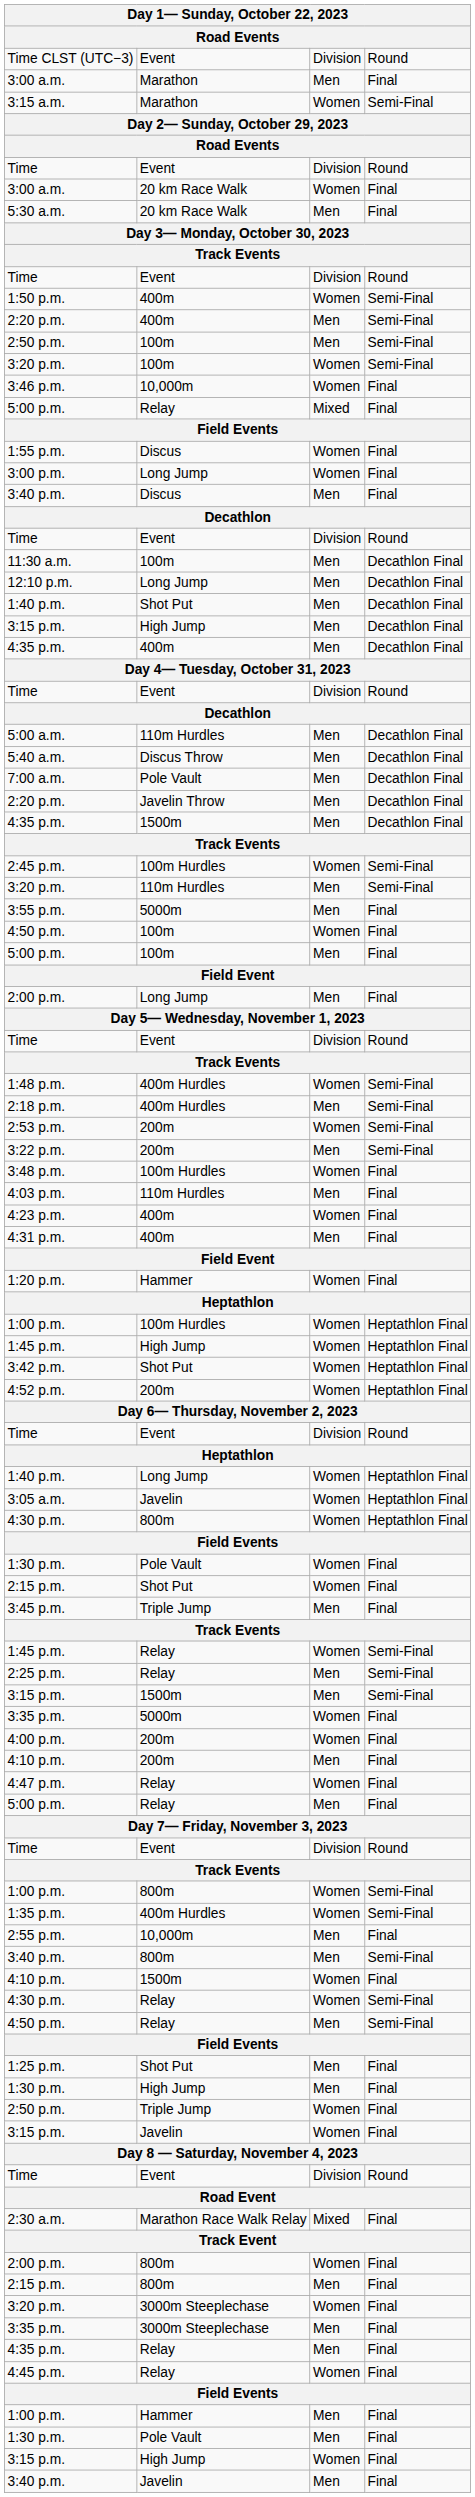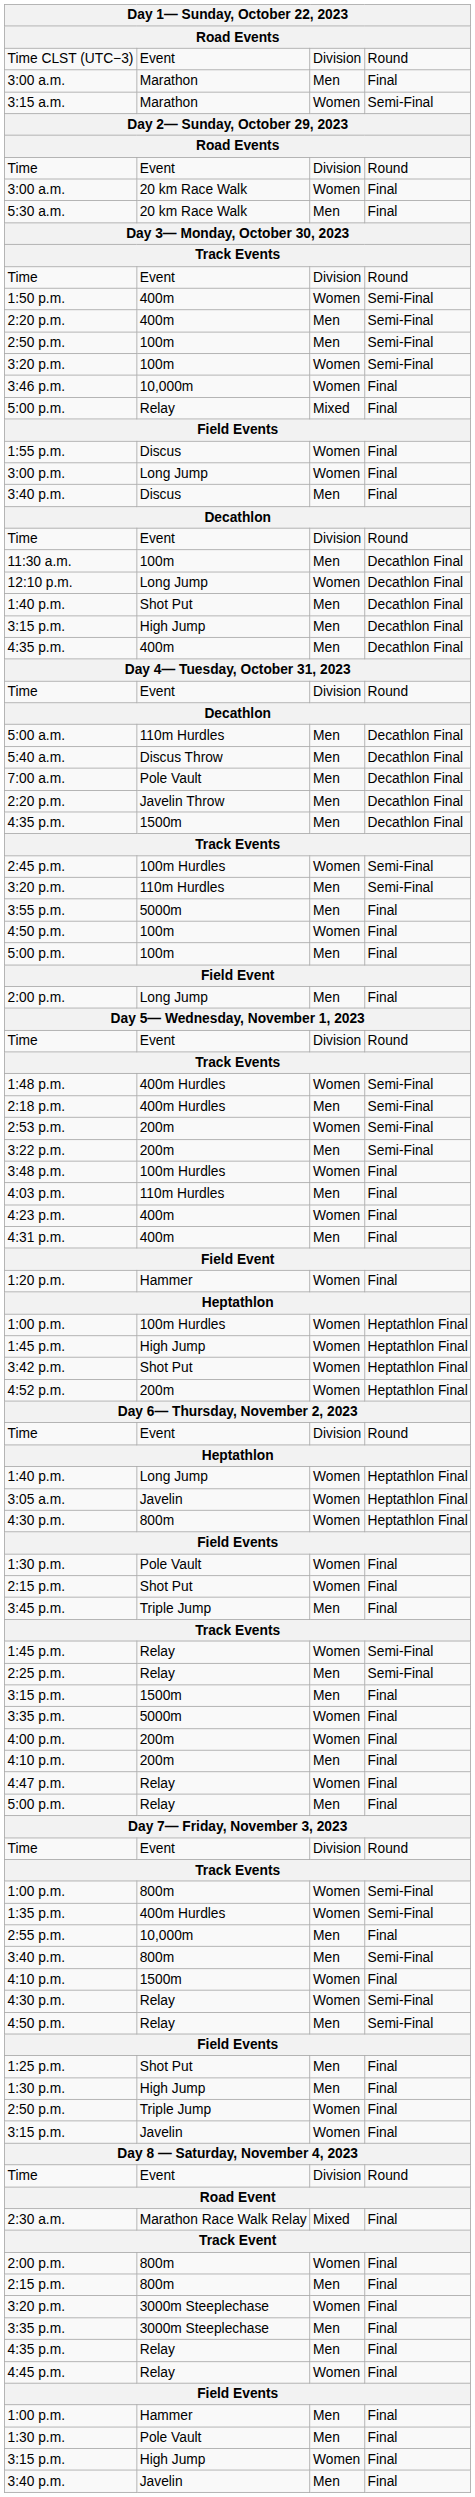(326, 582) Men -> (337, 582) Women
(400, 1695) Semi-Final -> (382, 1695) Final
